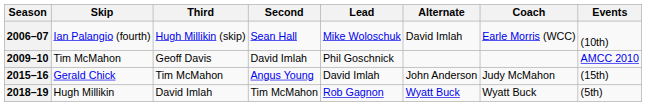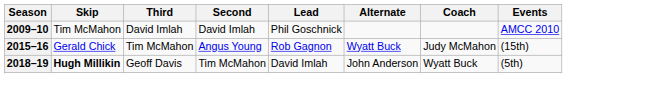- row: (28, 36)
(183, 59) Geoff Davis -> (154, 30) David Imlah
(351, 76) David Imlah -> (301, 47) Rob Gagnon
(441, 76) John Anderson -> (374, 47) Wyatt Buck
(84, 93) normal -> (87, 64) bold
(184, 93) David Imlah -> (154, 64) Geoff Davis
(353, 93) Rob Gagnon -> (299, 64) David Imlah
(433, 93) Wyatt Buck -> (382, 64) John Anderson
